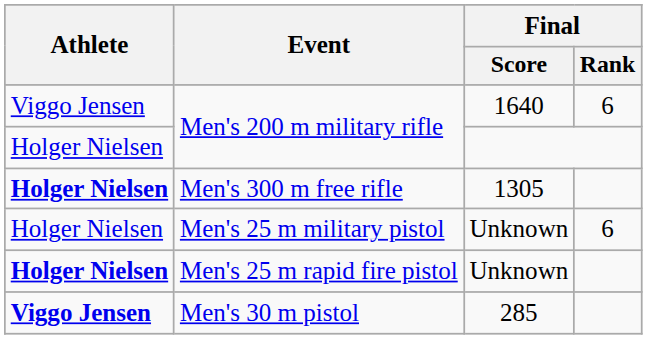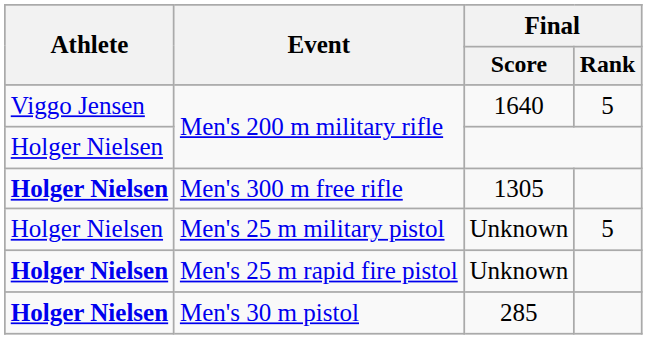(607, 105) 6 -> (607, 105) 5
(607, 229) 6 -> (607, 229) 5
(81, 312) Viggo Jensen -> (89, 312) Holger Nielsen
